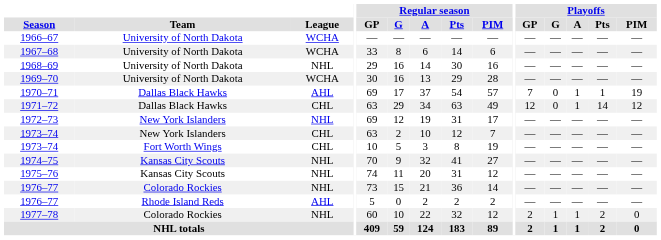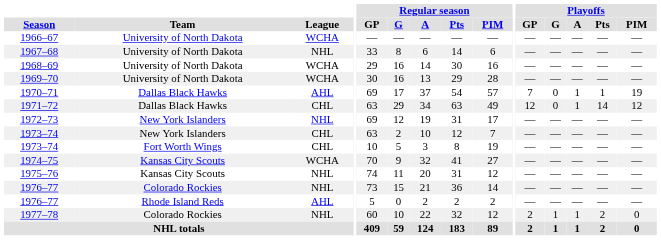(322, 51) WCHA -> (322, 51) NHL
(322, 65) NHL -> (322, 65) WCHA
(322, 160) NHL -> (322, 160) WCHA
